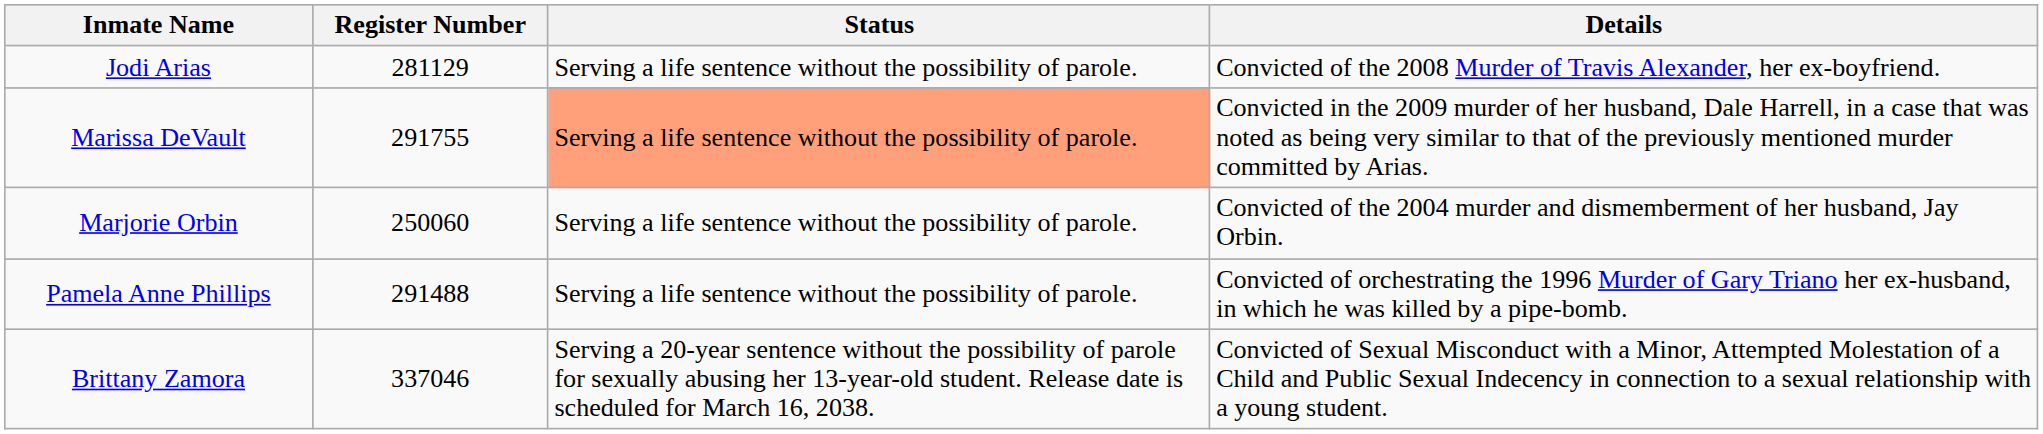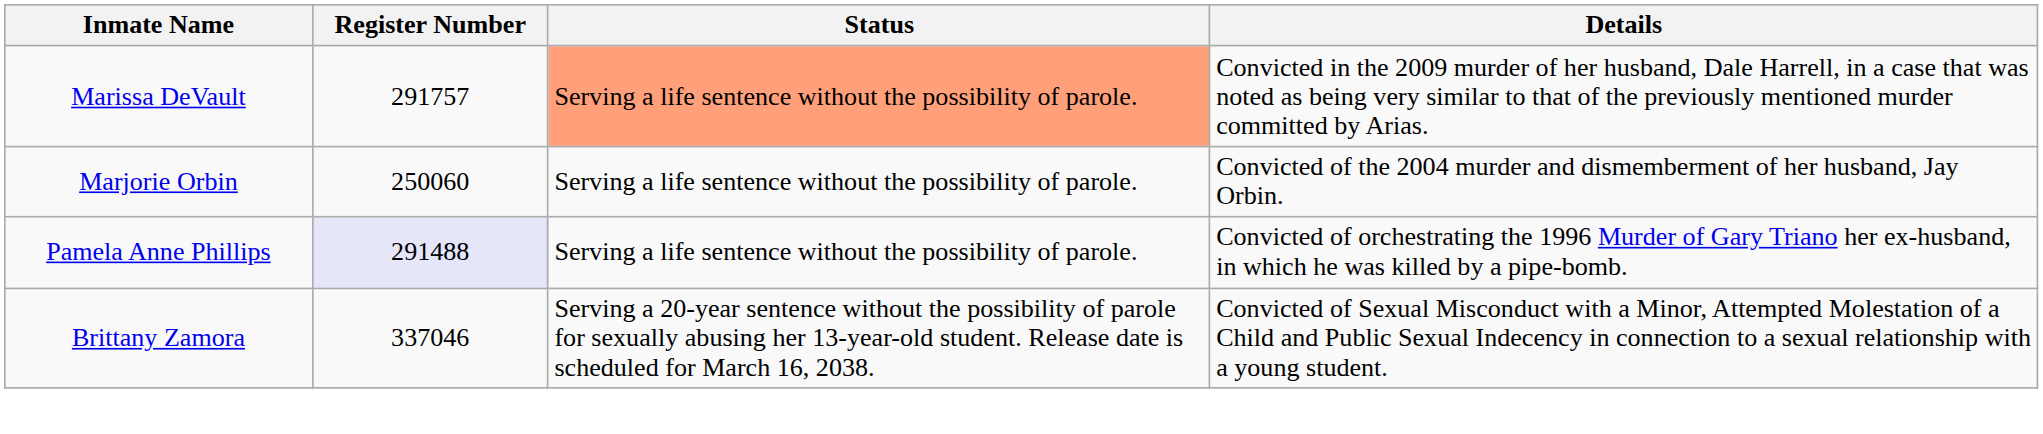- row: (158, 66)
(430, 137) 291755 -> (430, 95) 291757
(430, 293) no background -> (430, 251) lavender background
